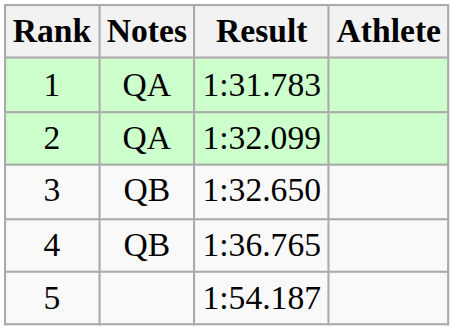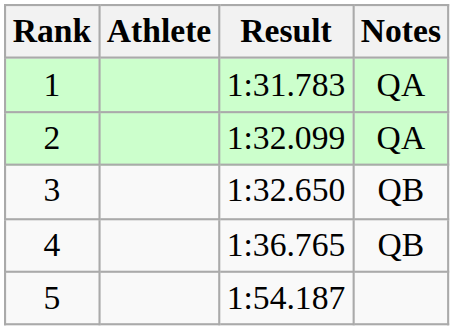columns swapped: (389, 31) <-> (147, 31)
